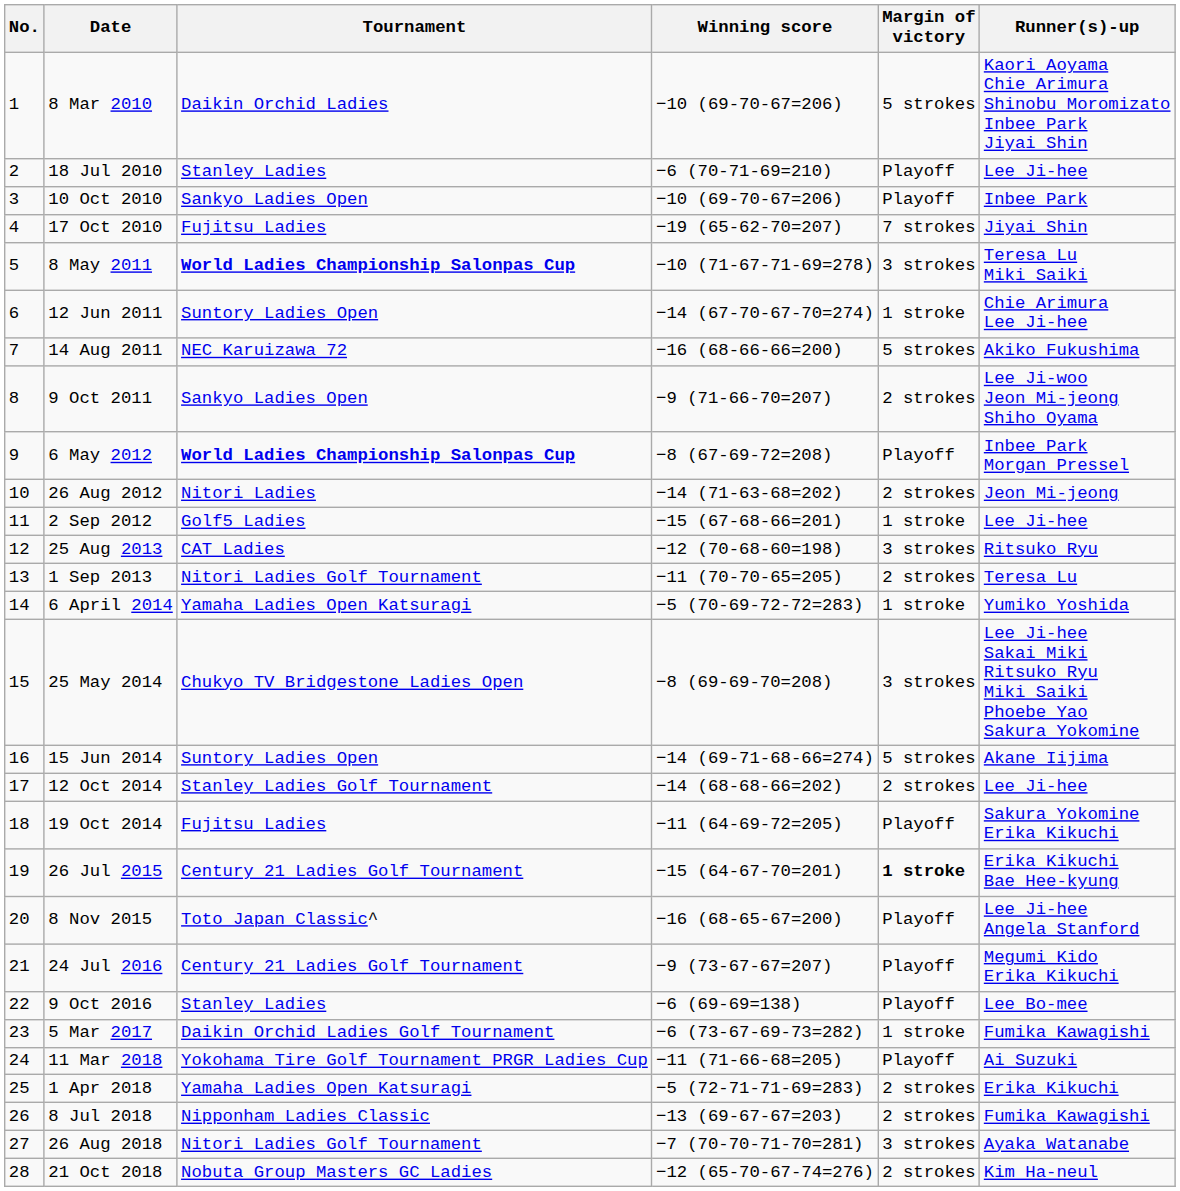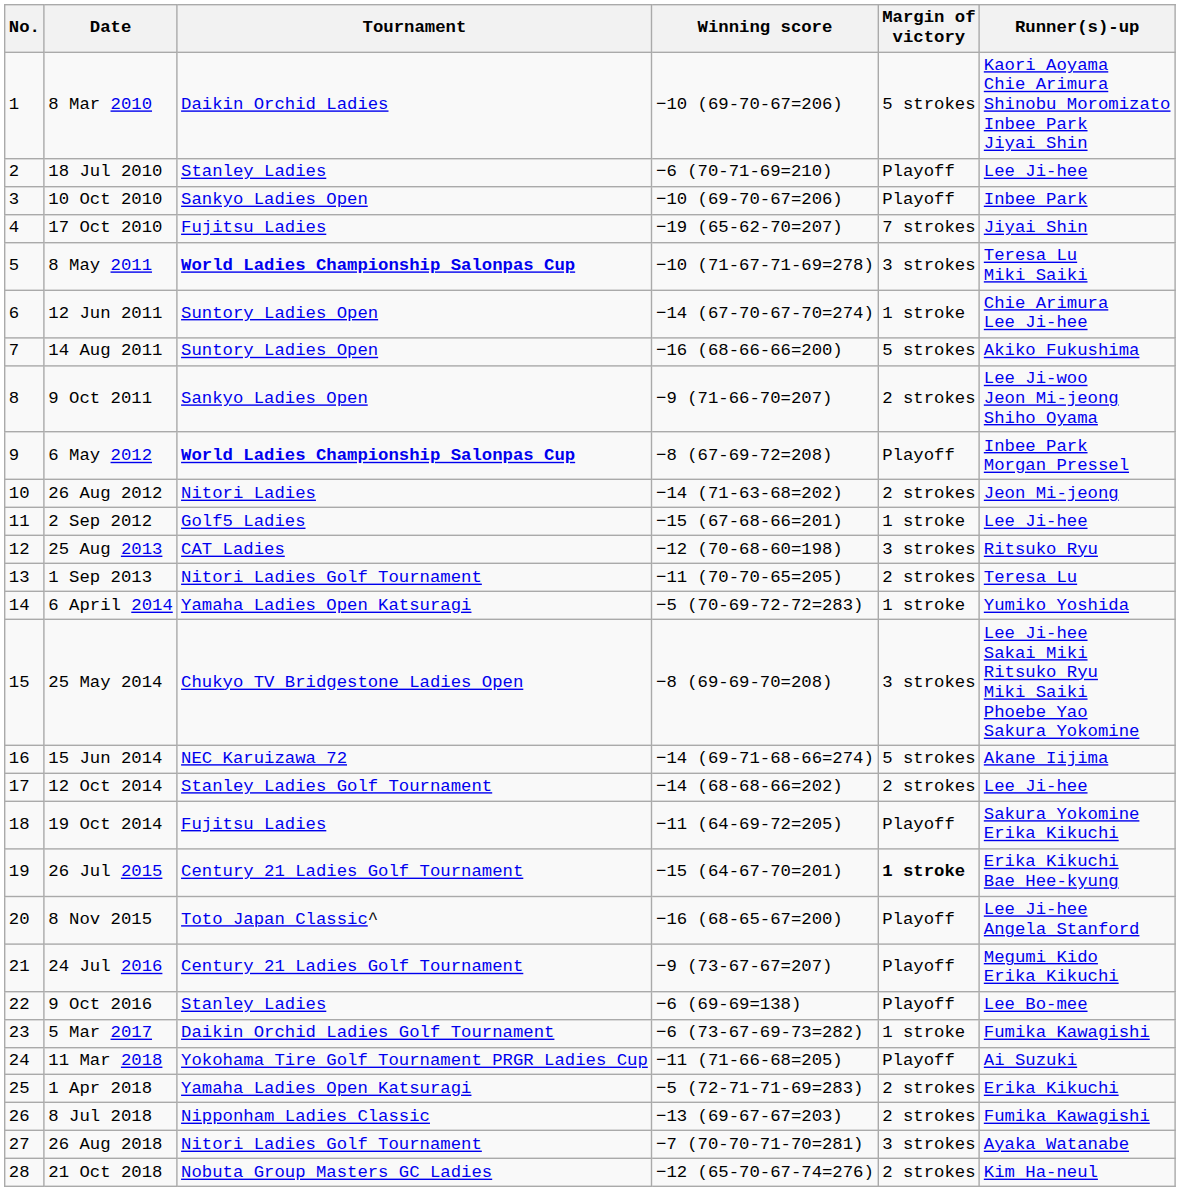(264, 352) NEC Karuizawa 72 -> (280, 352) Suntory Ladies Open
(280, 760) Suntory Ladies Open -> (264, 760) NEC Karuizawa 72
